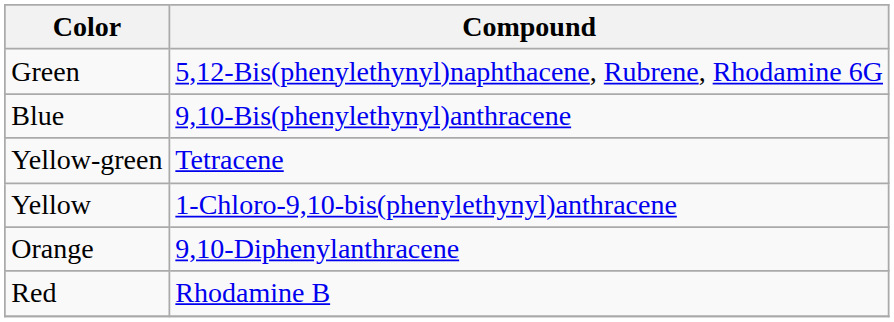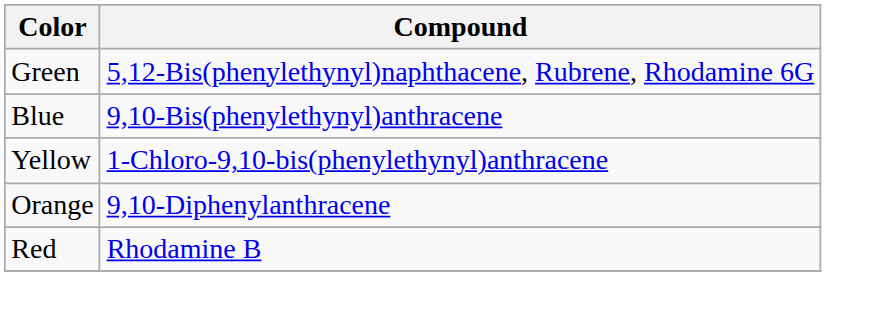- row: (87, 159)
